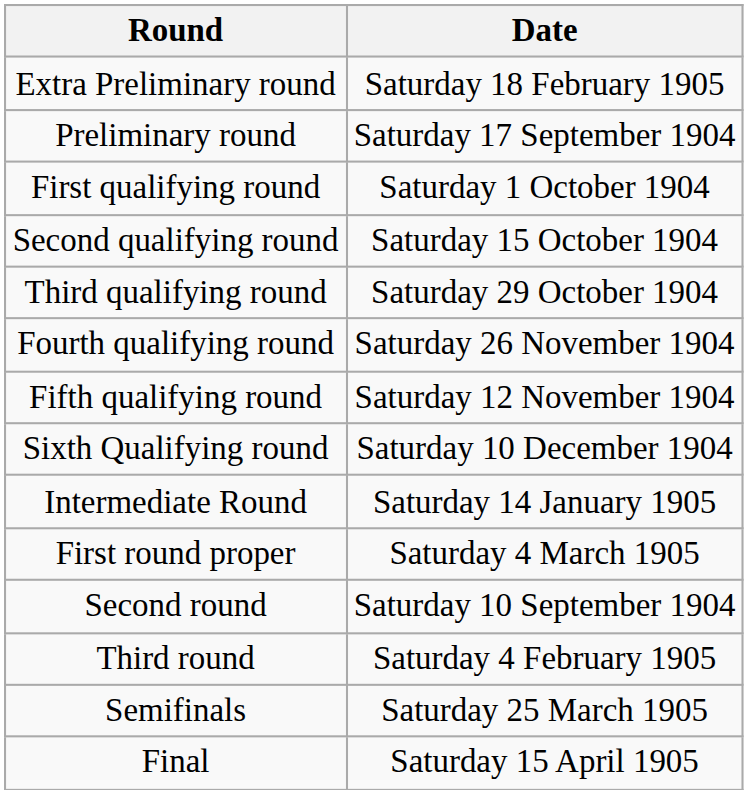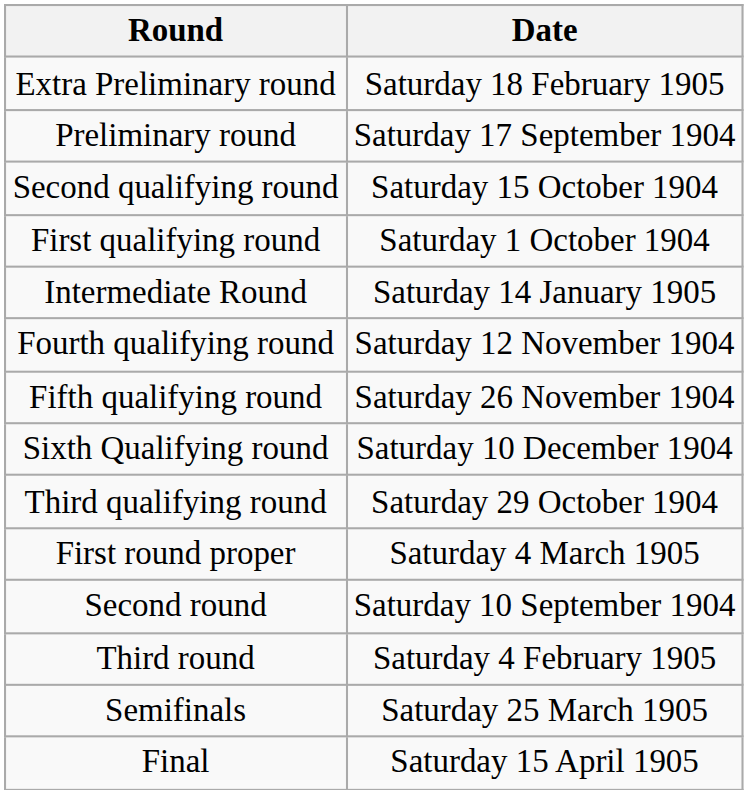rows swapped: (176, 187) <-> (176, 239)
rows swapped: (176, 291) <-> (176, 501)
(545, 344) Saturday 26 November 1904 -> (545, 344) Saturday 12 November 1904
(545, 396) Saturday 12 November 1904 -> (545, 396) Saturday 26 November 1904
